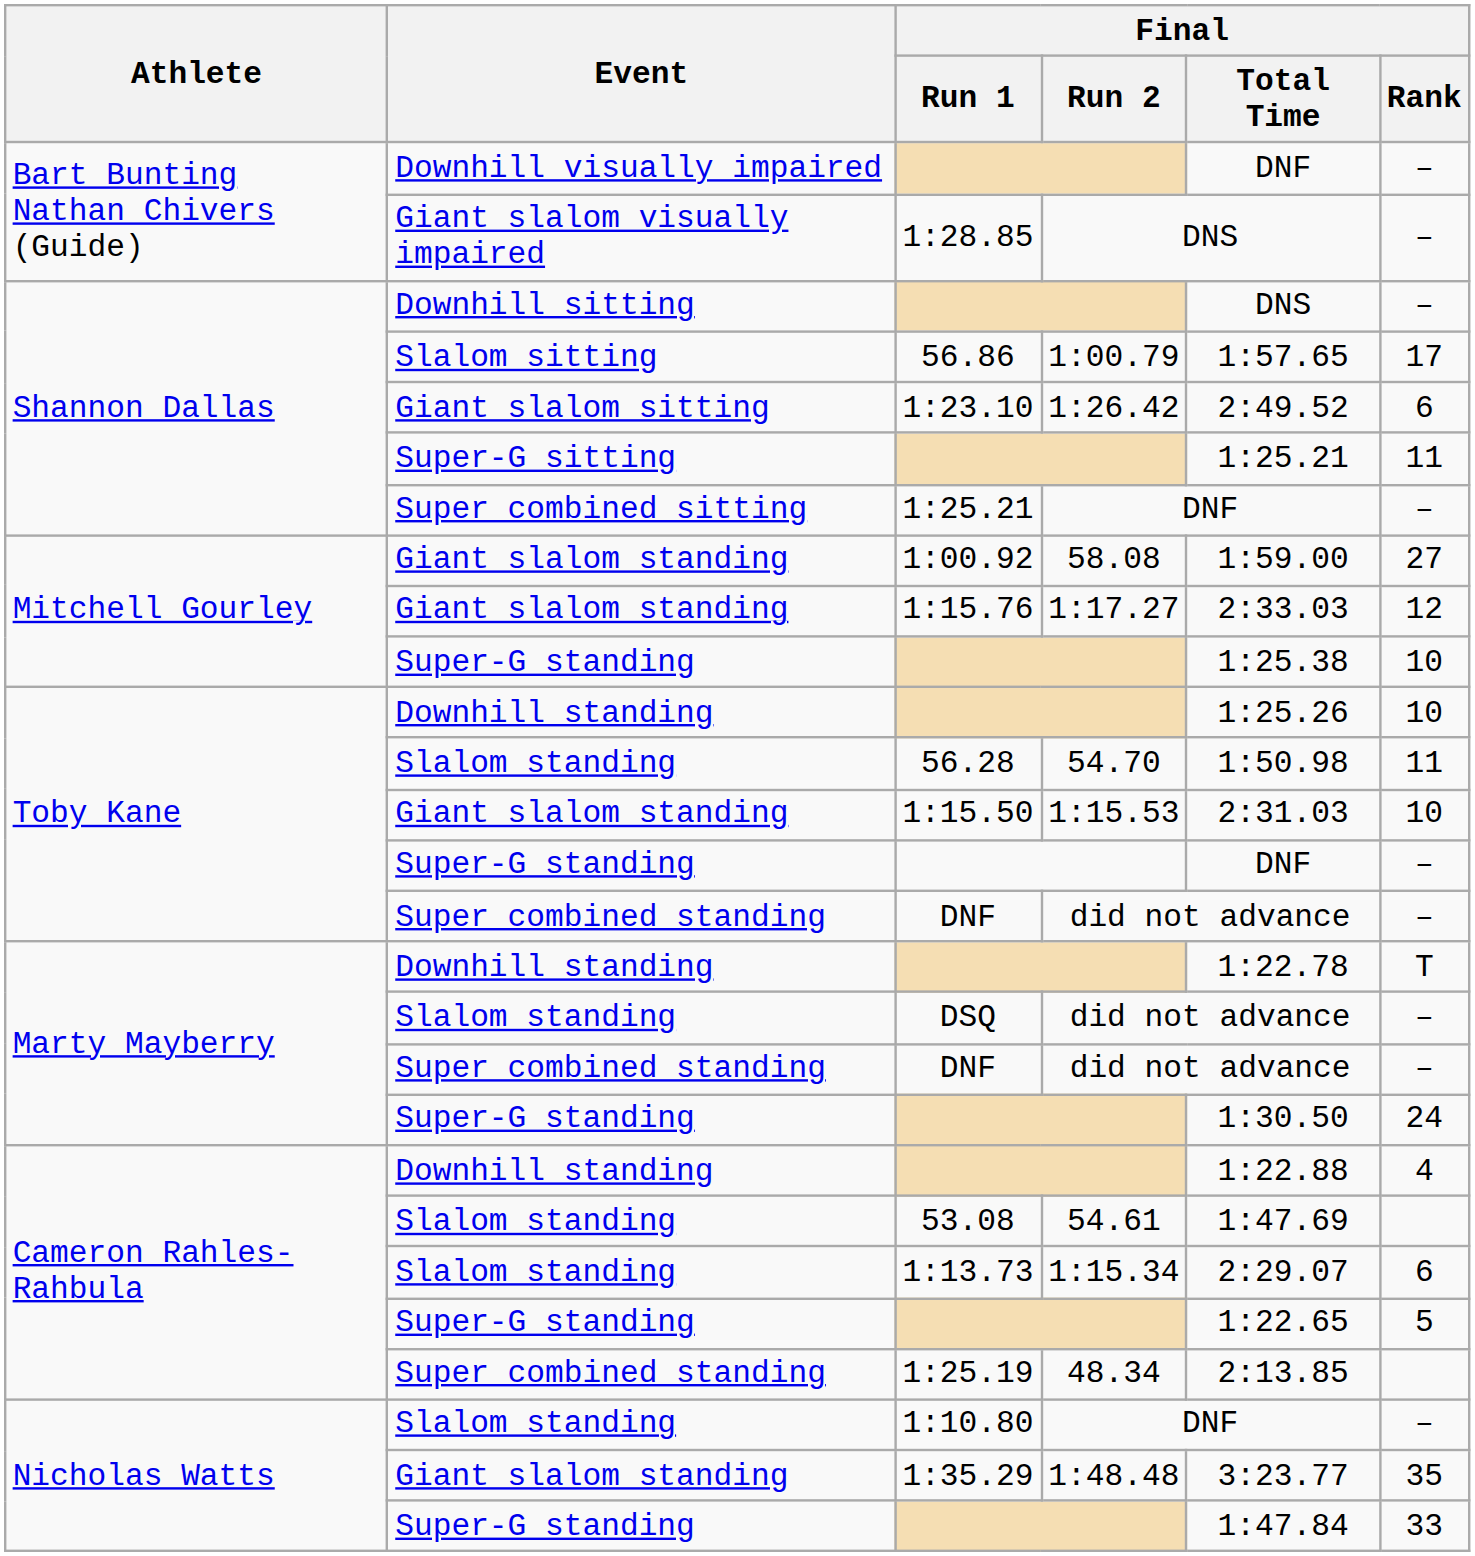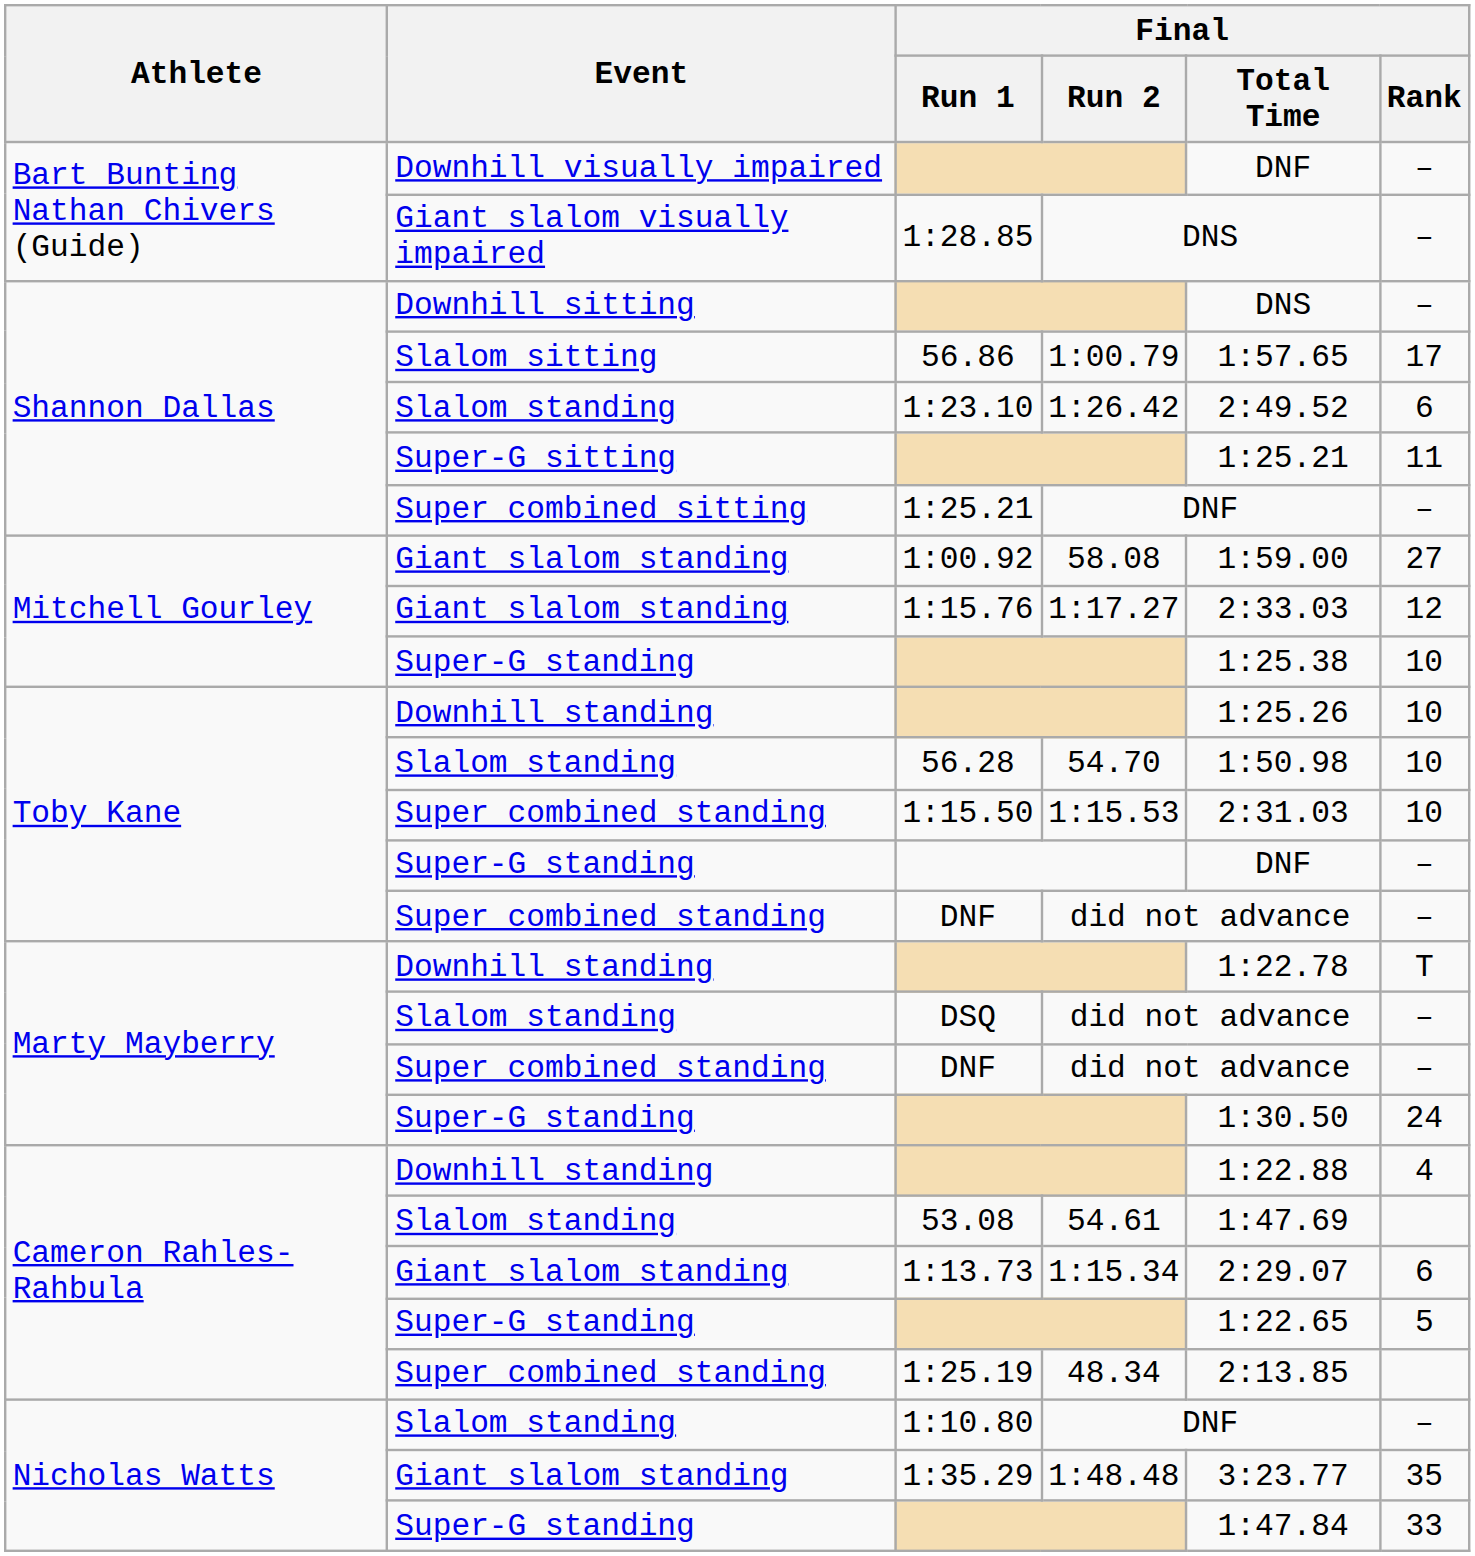(582, 408) Giant slalom sitting -> (536, 408) Slalom standing
(1424, 764) 11 -> (1424, 764) 10
(592, 815) Giant slalom standing -> (611, 815) Super combined standing
(536, 1272) Slalom standing -> (592, 1272) Giant slalom standing
